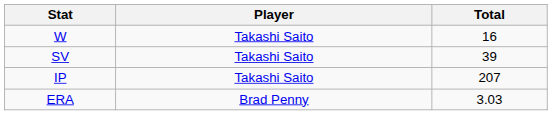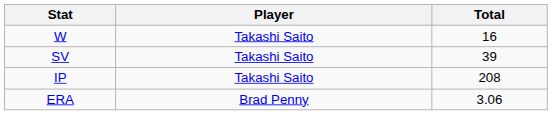(489, 78) 207 -> (489, 78) 208
(489, 99) 3.03 -> (489, 99) 3.06
